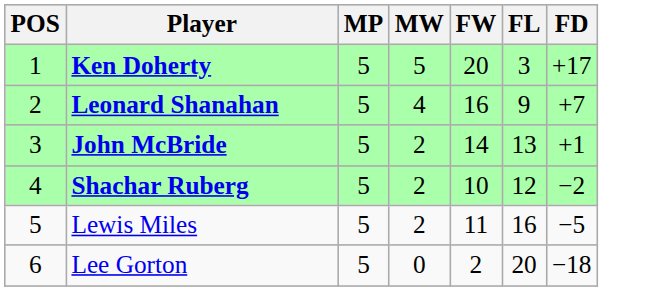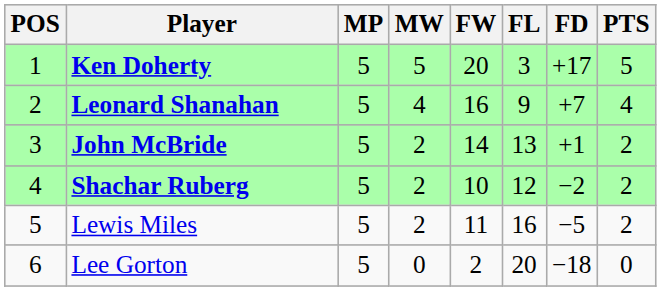+ column: (626, 24)
